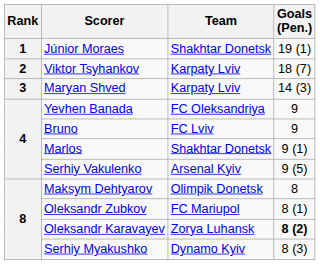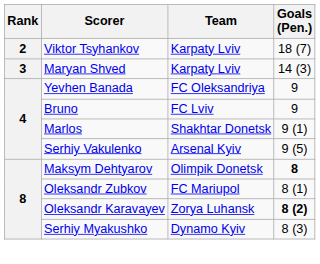- row: (84, 48)
(295, 189) normal -> (295, 169) bold
